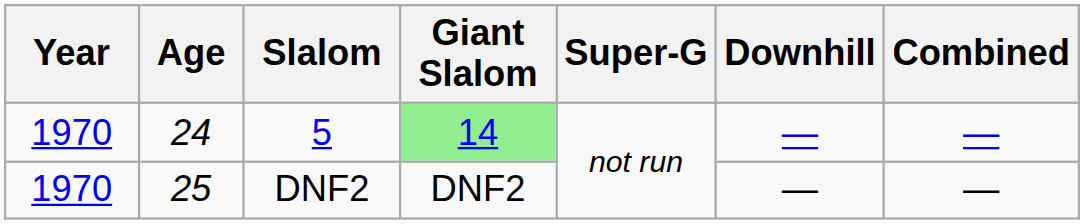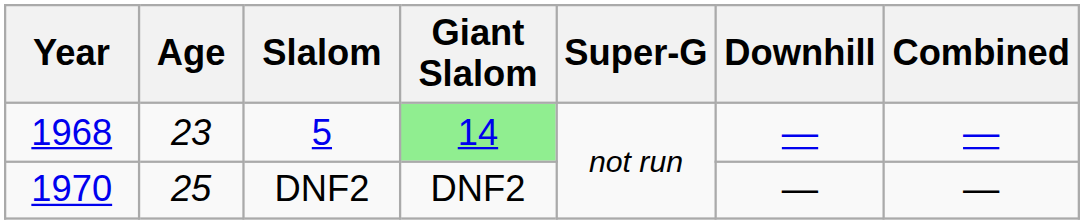(72, 131) 1970 -> (72, 131) 1968
(191, 131) 24 -> (191, 131) 23
